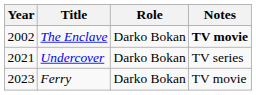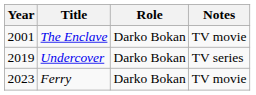(21, 36) 2002 -> (21, 36) 2001
(220, 36) bold -> (219, 36) normal
(21, 57) 2021 -> (21, 57) 2019
